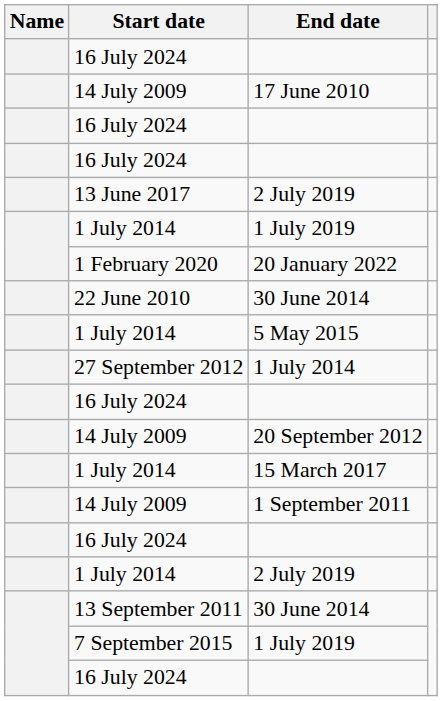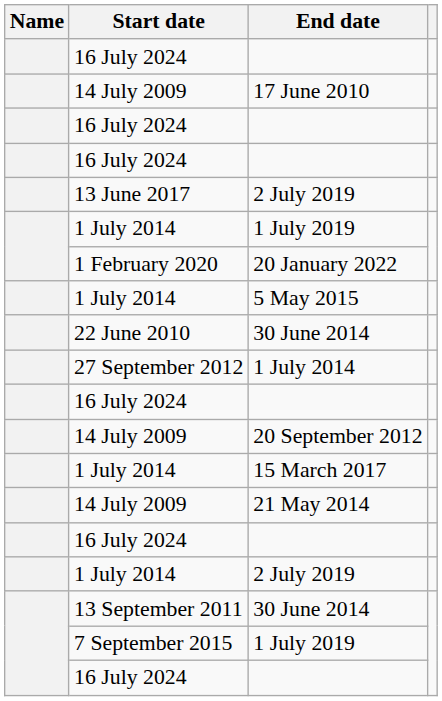rows swapped: (132, 297) <-> (125, 332)
+ row: (130, 504)
- row: (130, 504)
